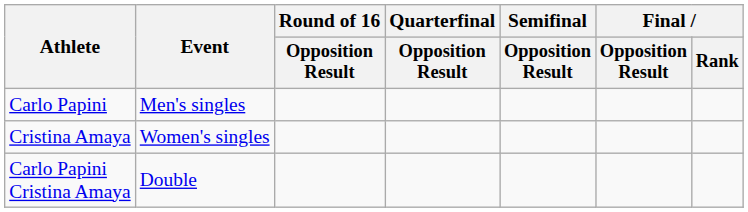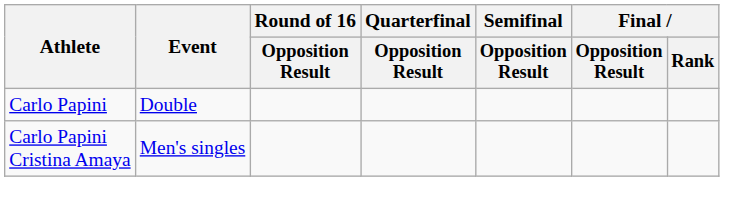(193, 104) Men's singles -> (168, 104) Double
- row: (70, 136)
(168, 180) Double -> (193, 148) Men's singles
